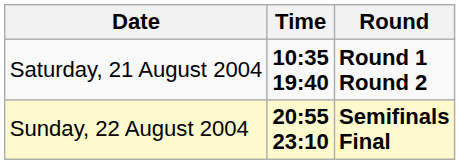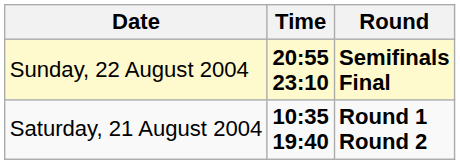rows swapped: (136, 69) <-> (129, 129)
